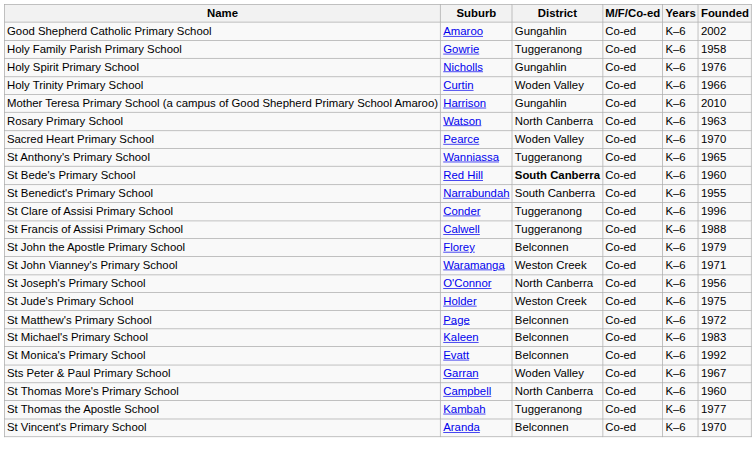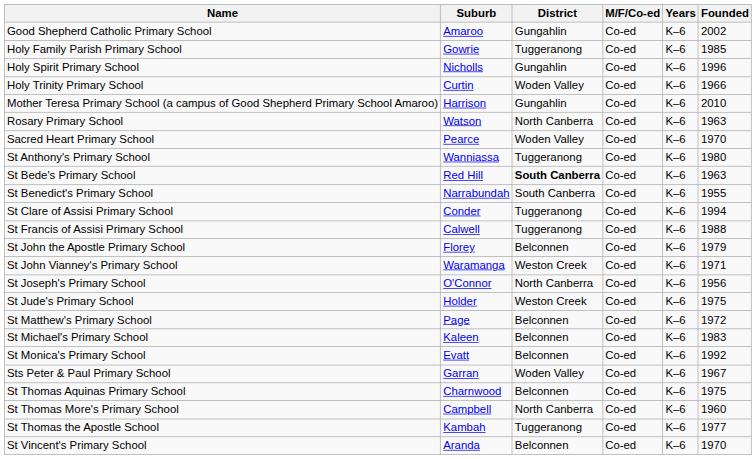(714, 49) 1958 -> (714, 49) 1985
(714, 67) 1976 -> (714, 67) 1996
(714, 157) 1965 -> (714, 157) 1980
(714, 175) 1960 -> (714, 175) 1963
(714, 211) 1996 -> (714, 211) 1994
+ row: (96, 391)
